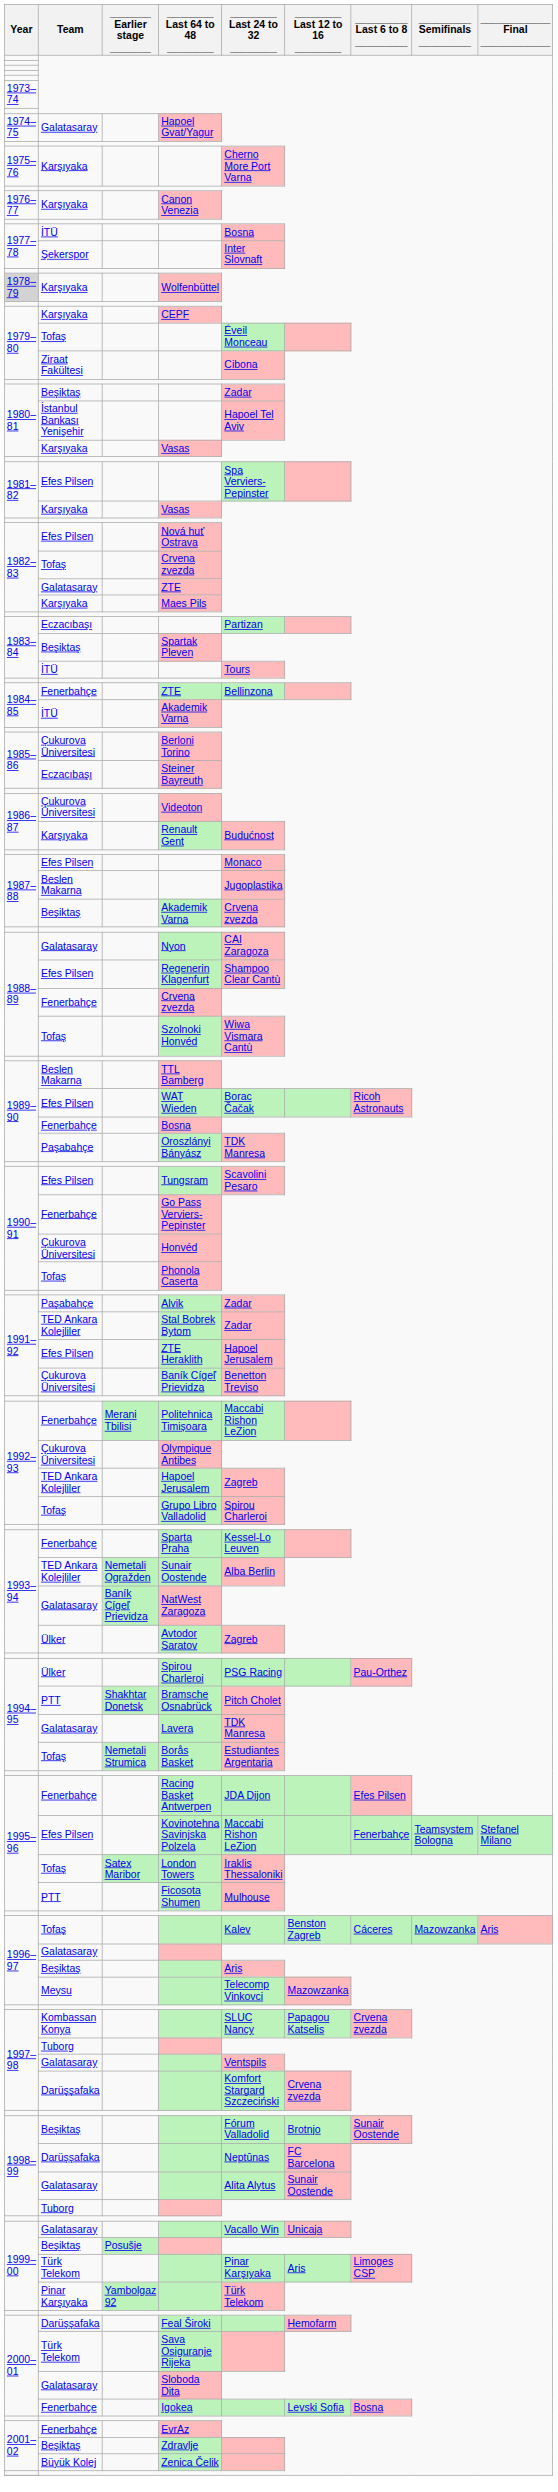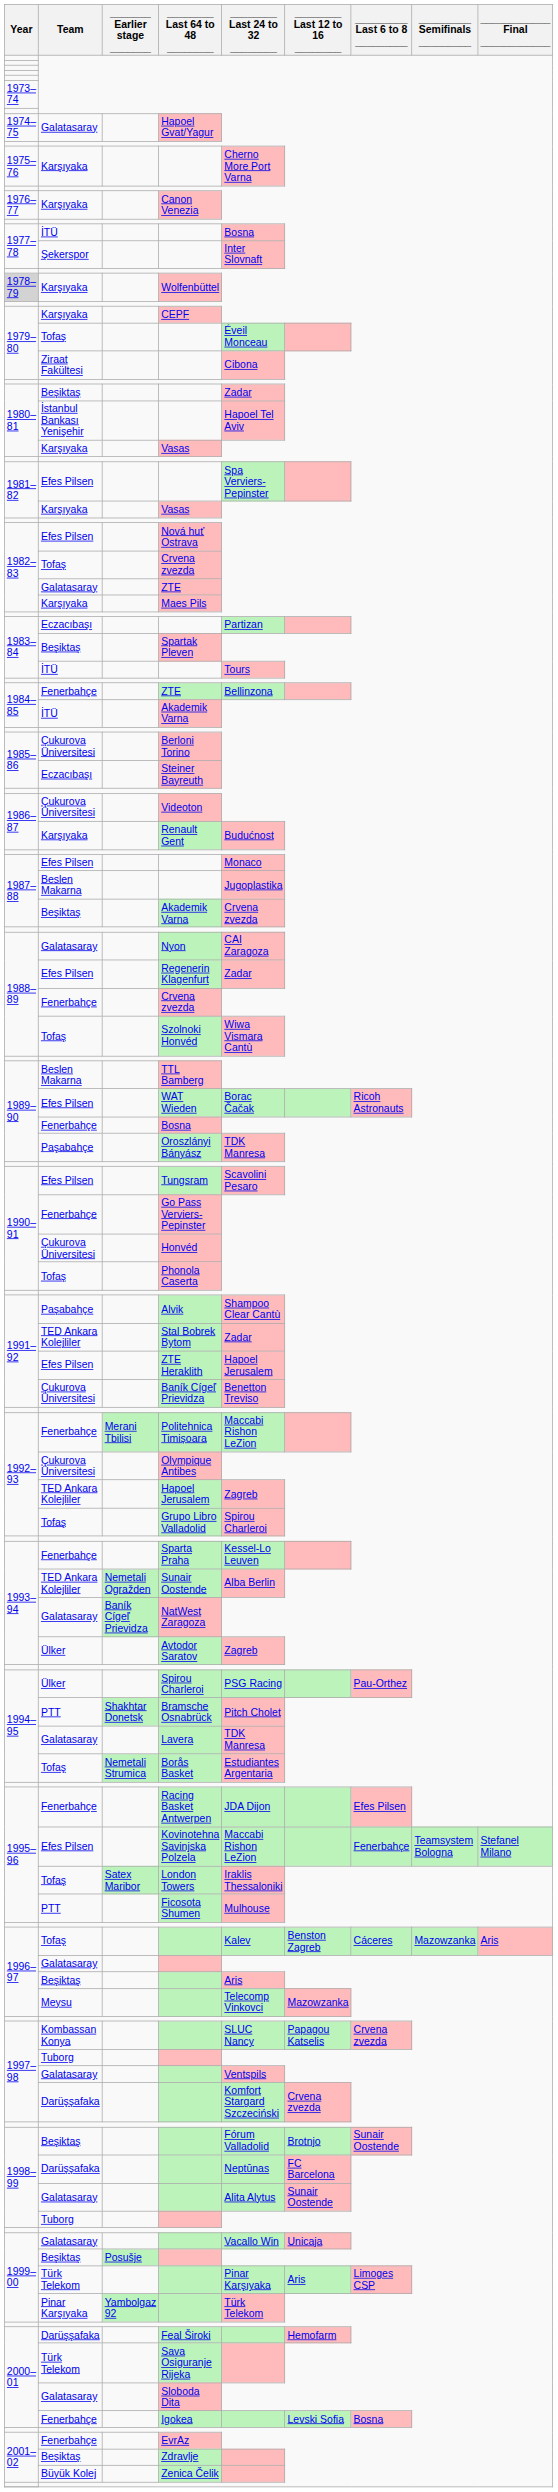(252, 974) Shampoo Clear Cantù -> (238, 974) Zadar
(238, 1303) Zadar -> (252, 1309) Shampoo Clear Cantù
